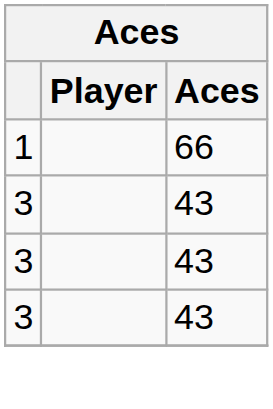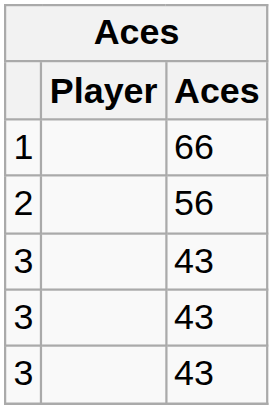+ row: (23, 203)
